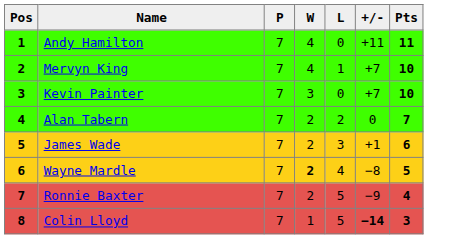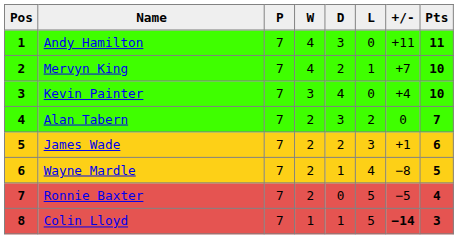+ column: (341, 17)
(373, 94) +7 -> (403, 94) +4
(310, 170) bold -> (310, 170) normal
(373, 196) −9 -> (403, 196) −5
